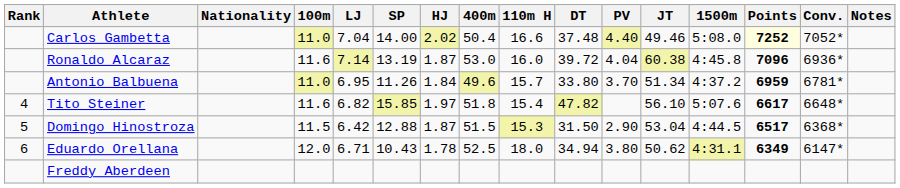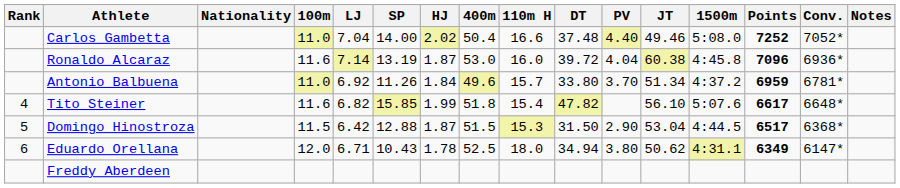(772, 38) lightyellow background -> (772, 38) no background
(353, 82) 6.95 -> (353, 82) 6.92
(440, 105) 1.97 -> (440, 105) 1.99
